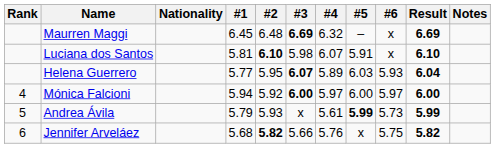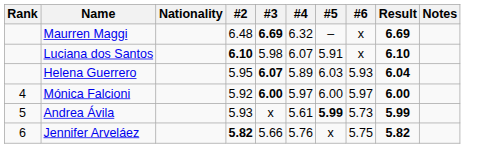- column: (241, 14)
